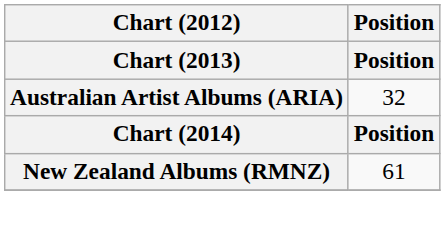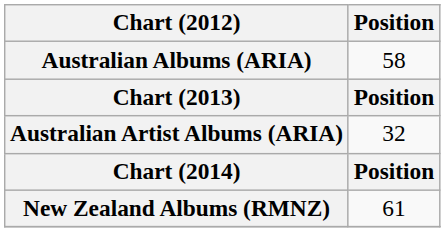+ row: (177, 60)
